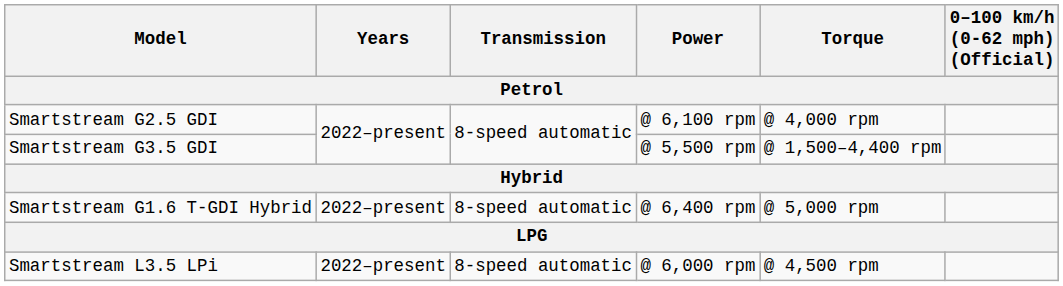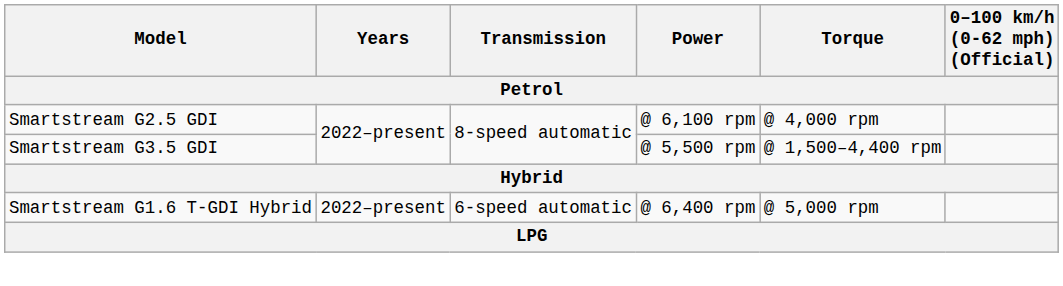(543, 207) 8-speed automatic -> (543, 207) 6-speed automatic
- row: (113, 266)
